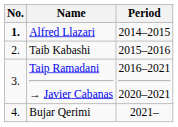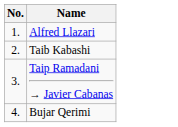- column: (144, 13)
(15, 31) bold -> (15, 31) normal
